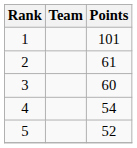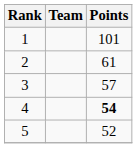(109, 85) 60 -> (109, 85) 57
(109, 108) normal -> (109, 108) bold
